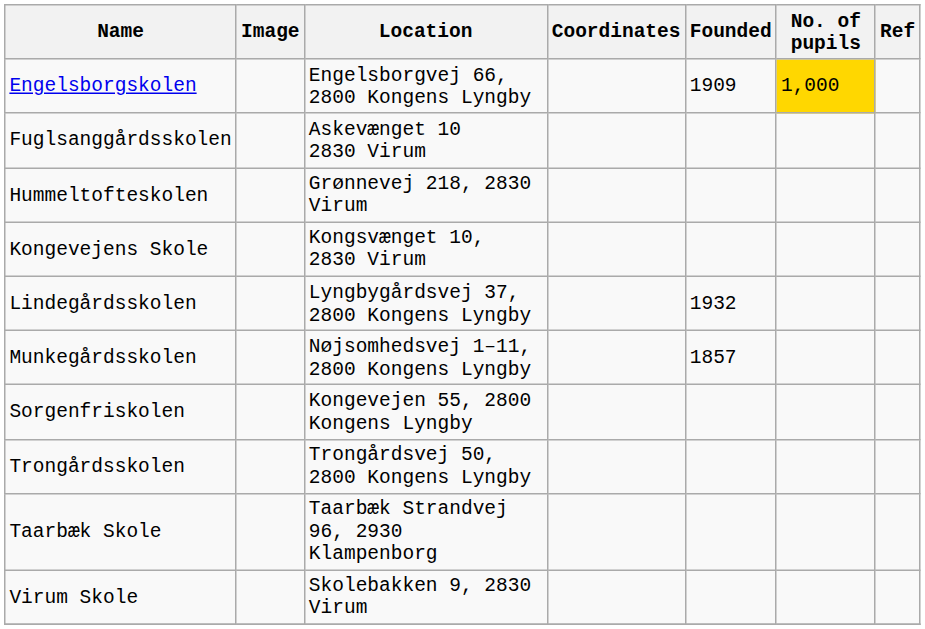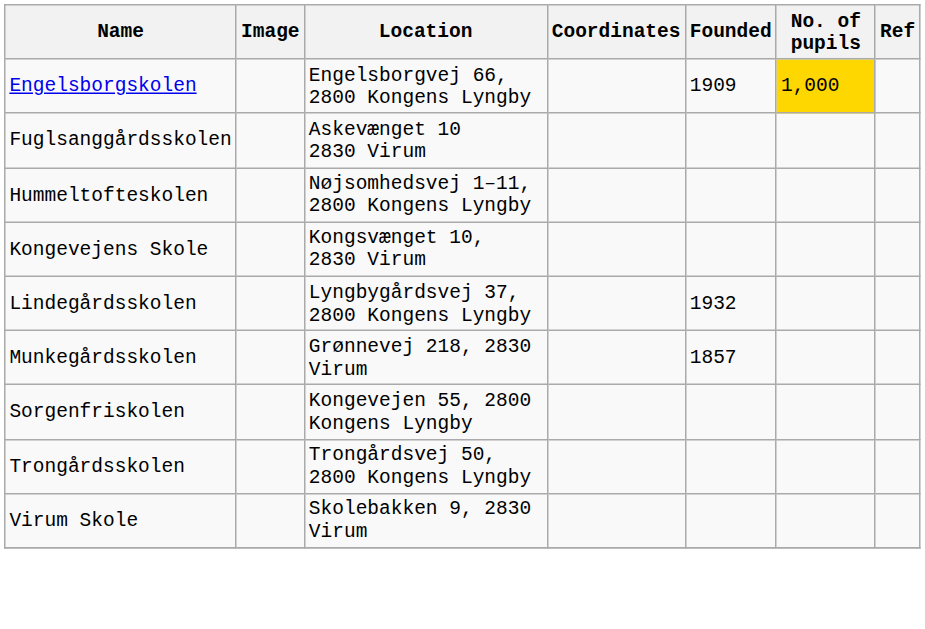(420, 195) Grønnevej 218, 2830 Virum -> (420, 195) Nøjsomhedsvej 1–11, 2800 Kongens Lyngby
(420, 358) Nøjsomhedsvej 1–11, 2800 Kongens Lyngby -> (420, 358) Grønnevej 218, 2830 Virum
- row: (85, 532)
